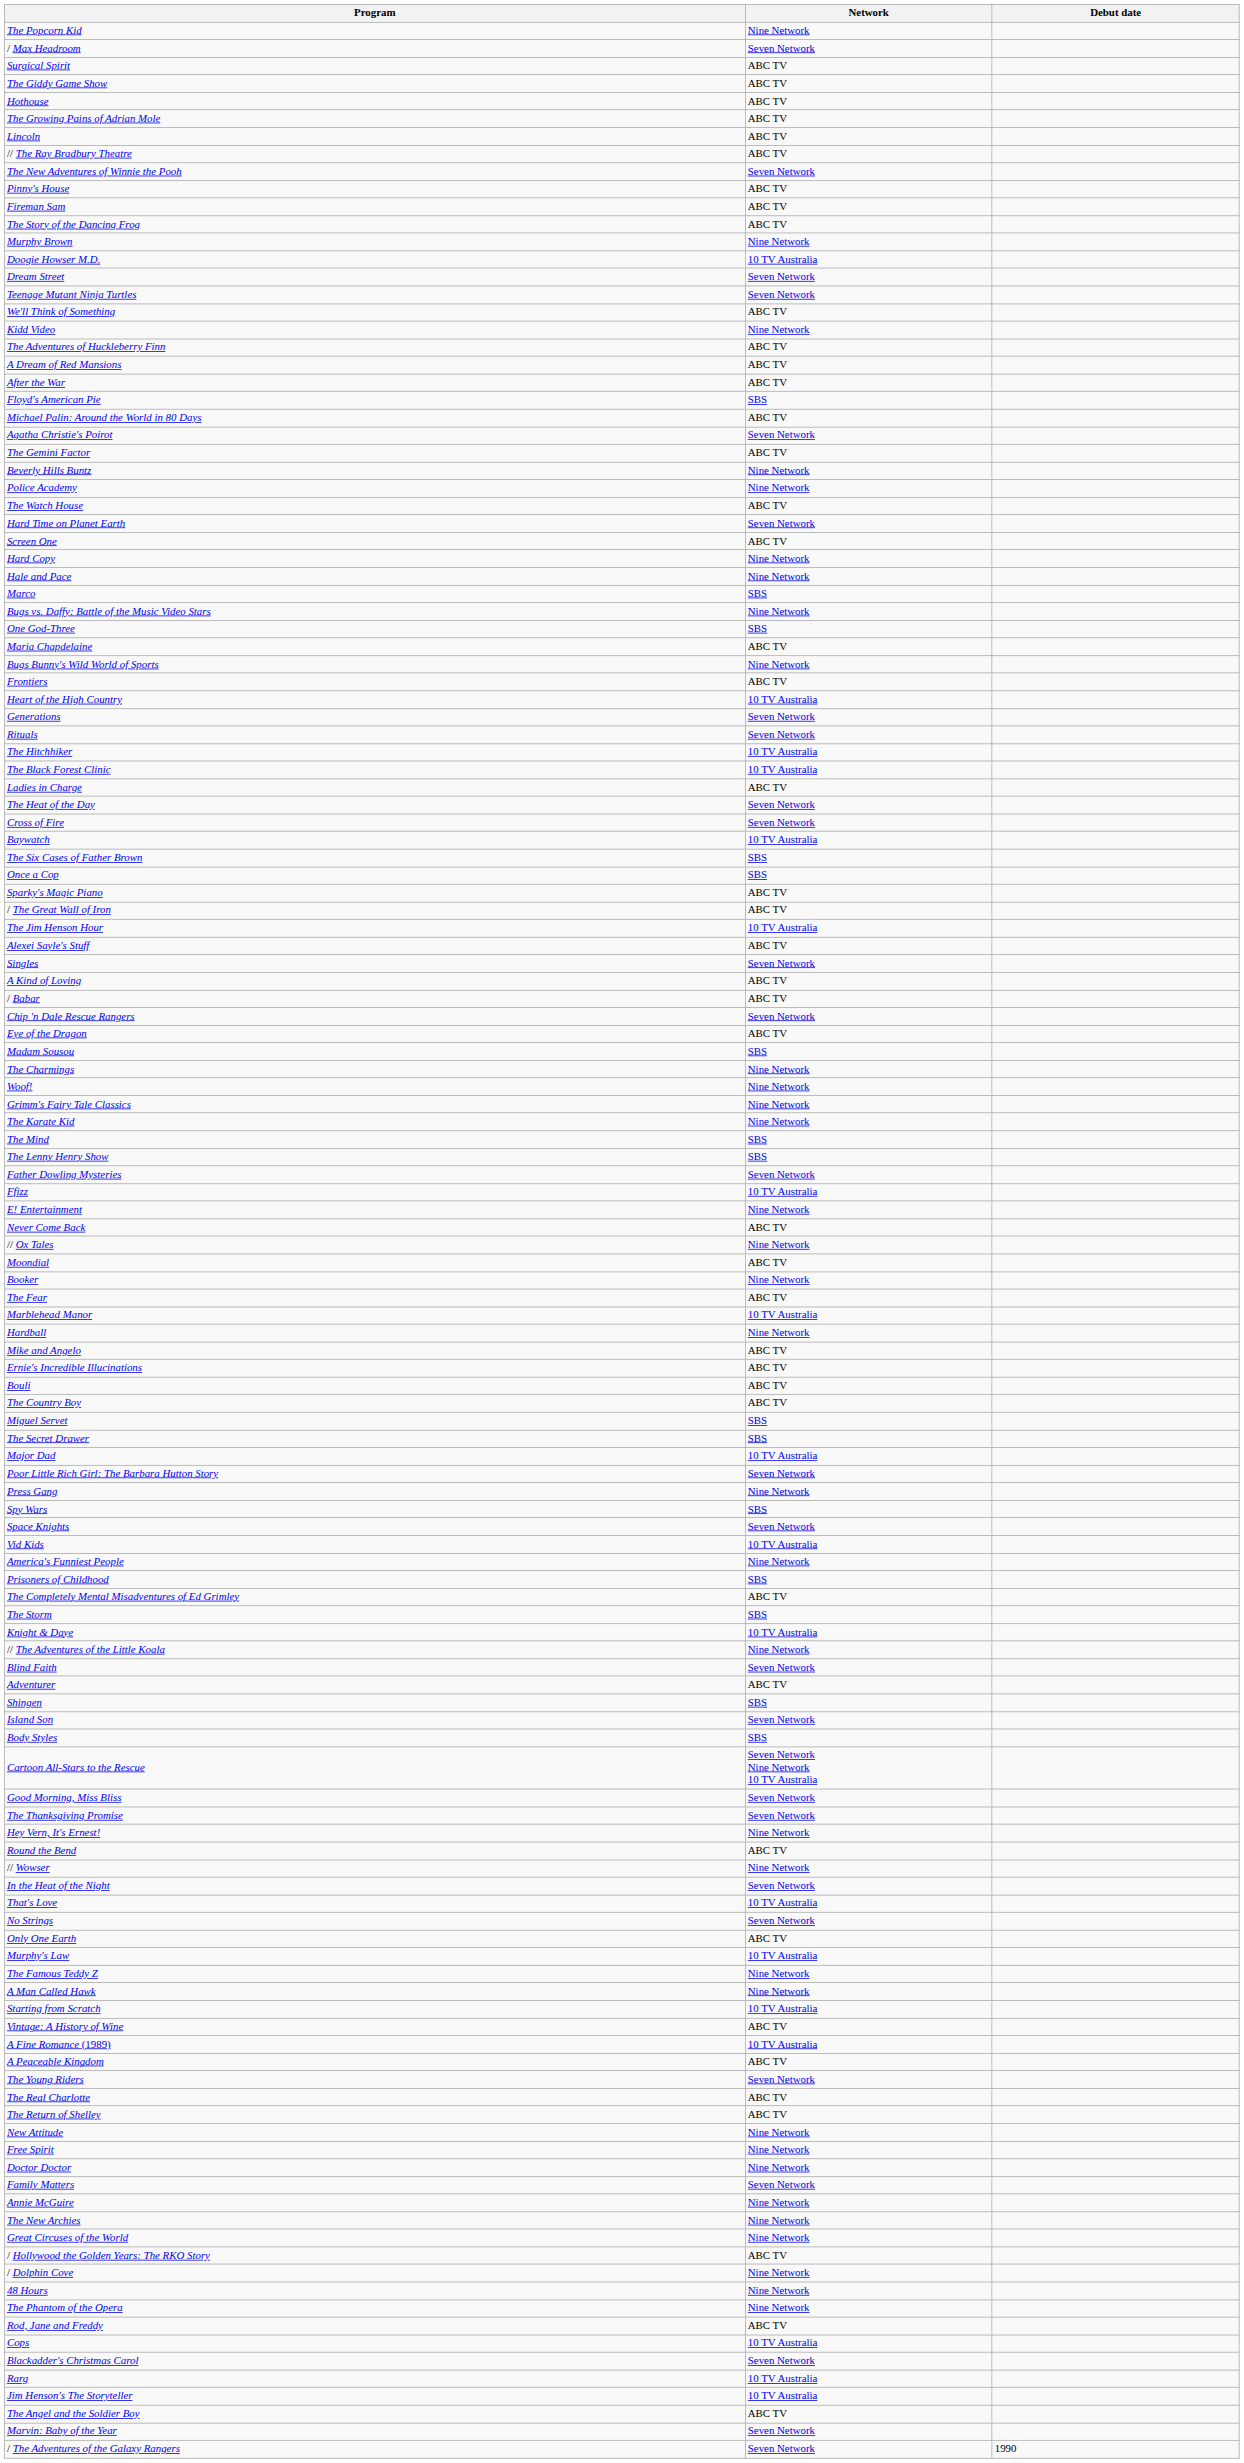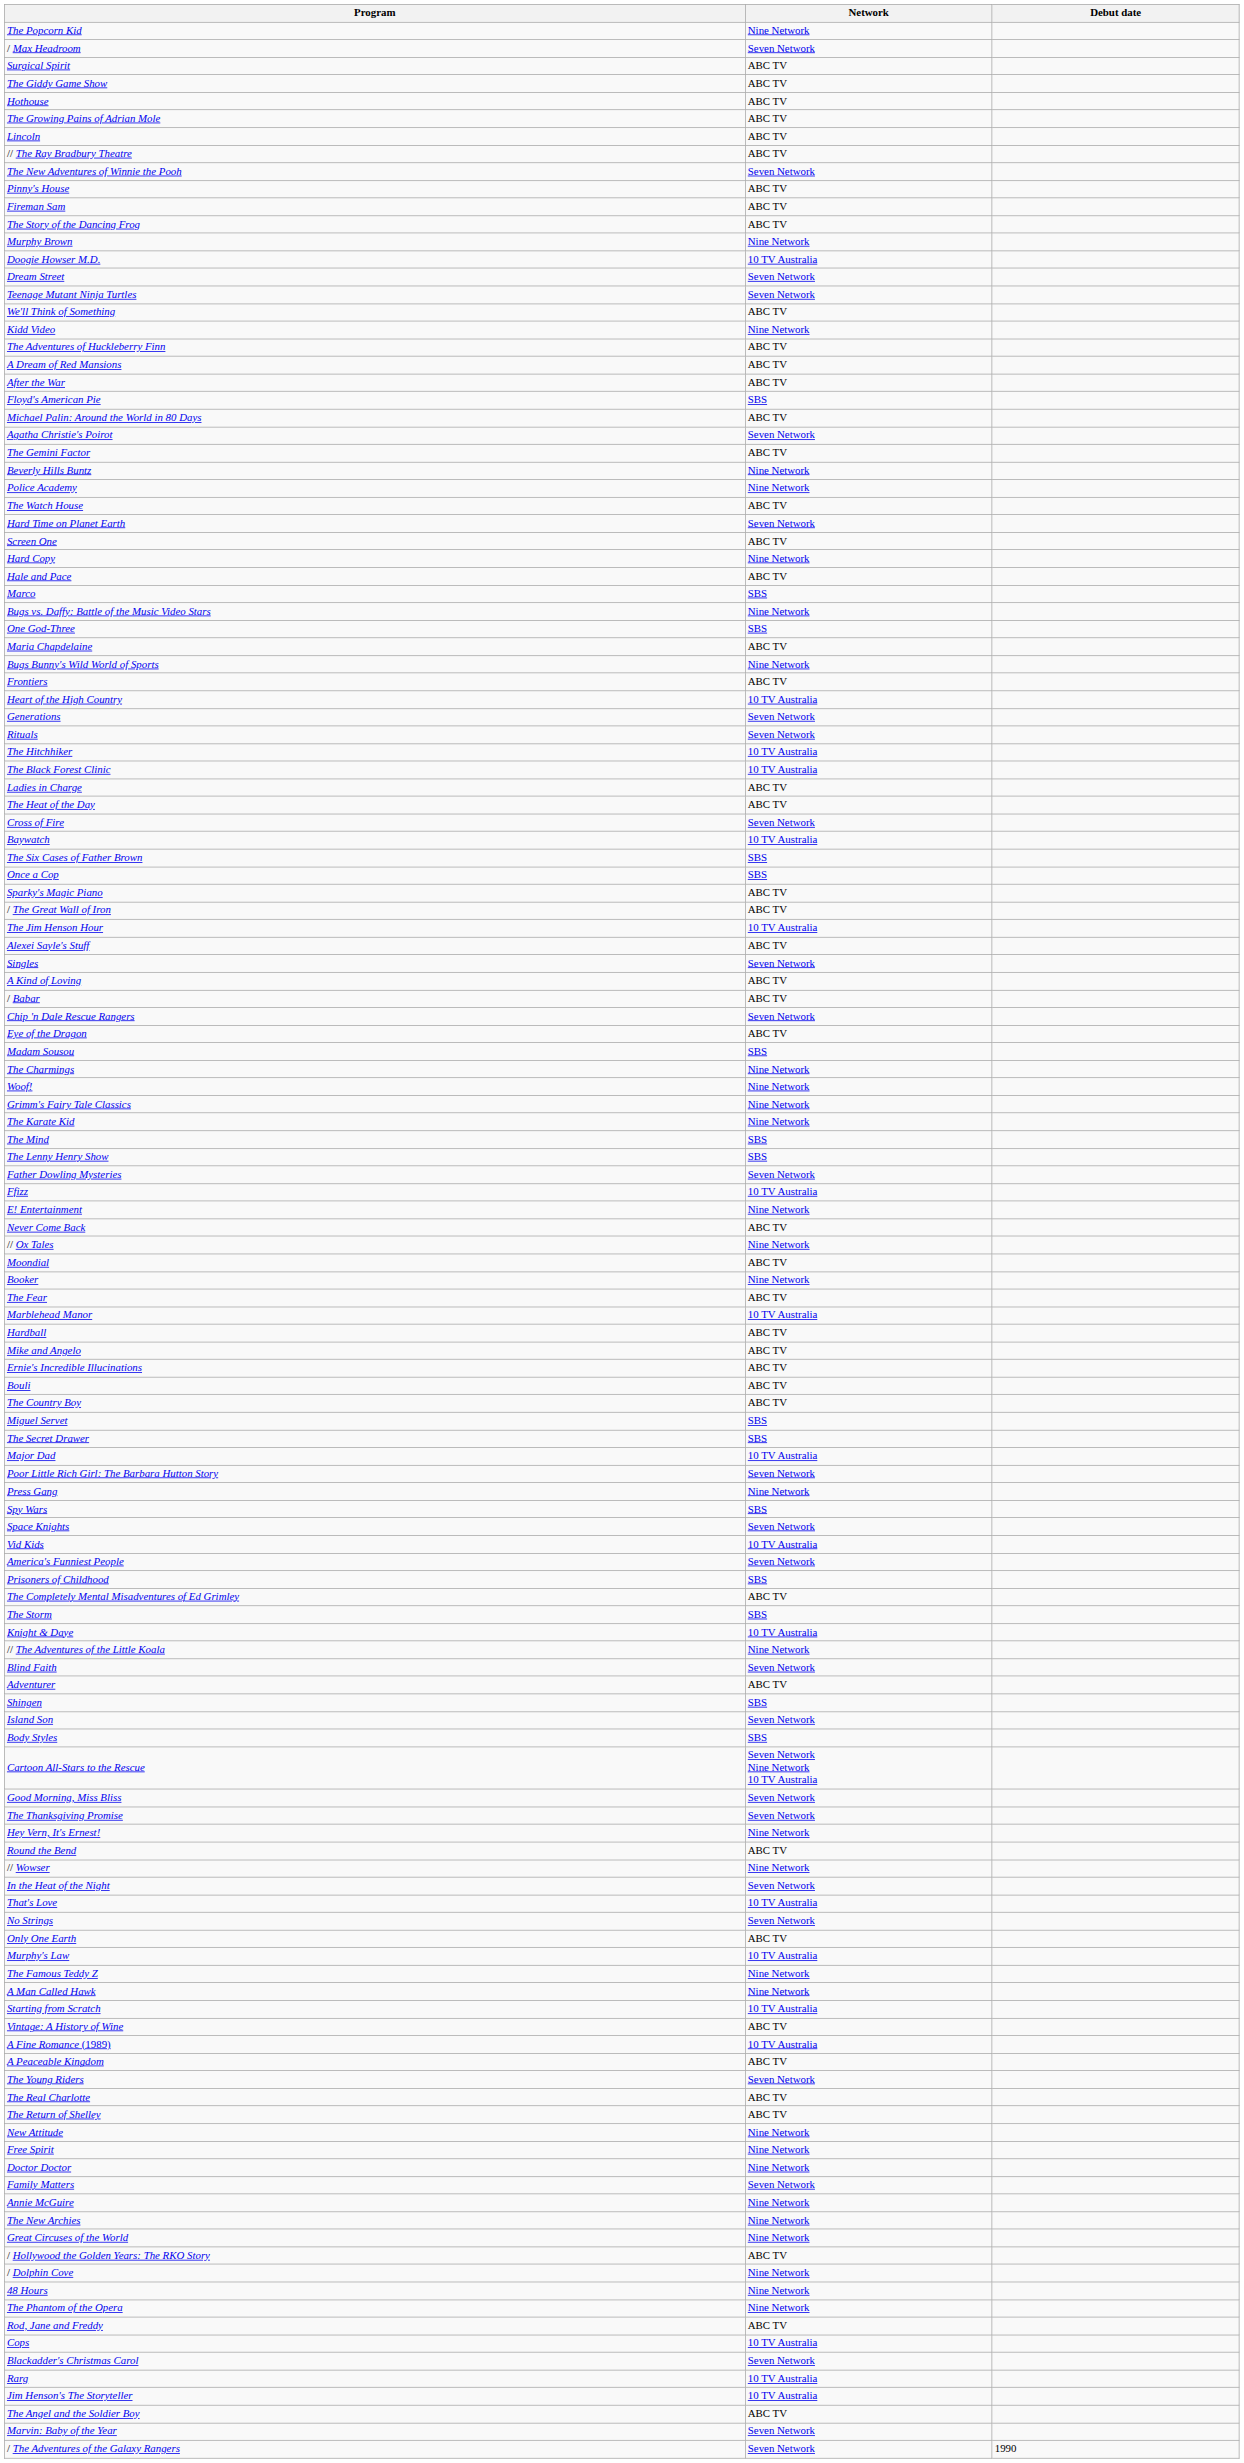(779, 576) Nine Network -> (767, 576) ABC TV
(781, 805) Seven Network -> (767, 805) ABC TV
(779, 1333) Nine Network -> (767, 1333) ABC TV
(779, 1561) Nine Network -> (781, 1561) Seven Network
